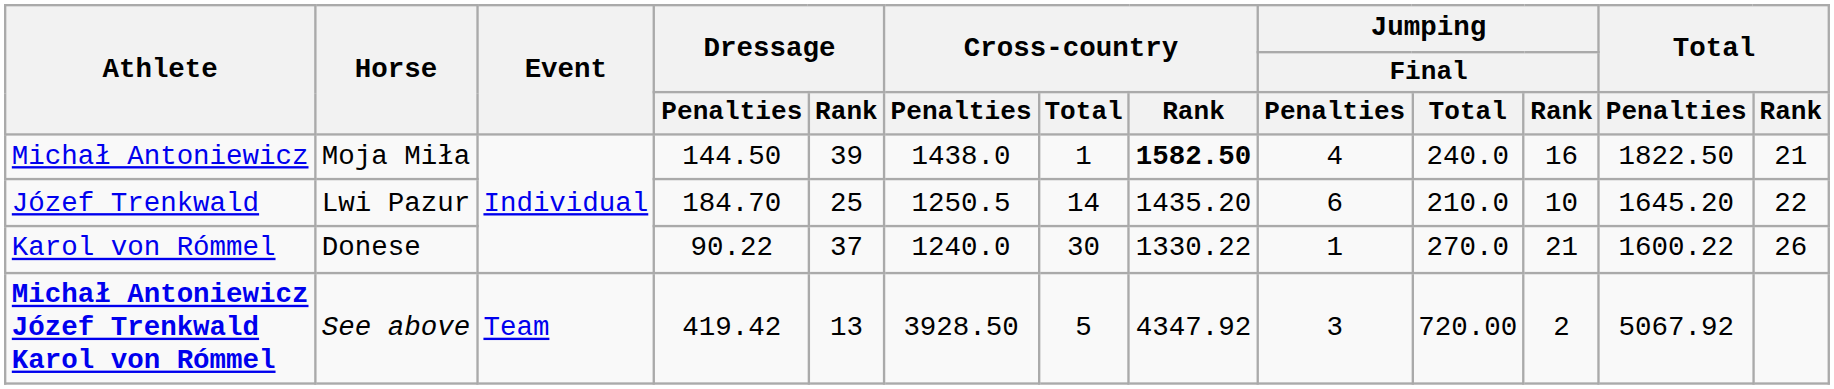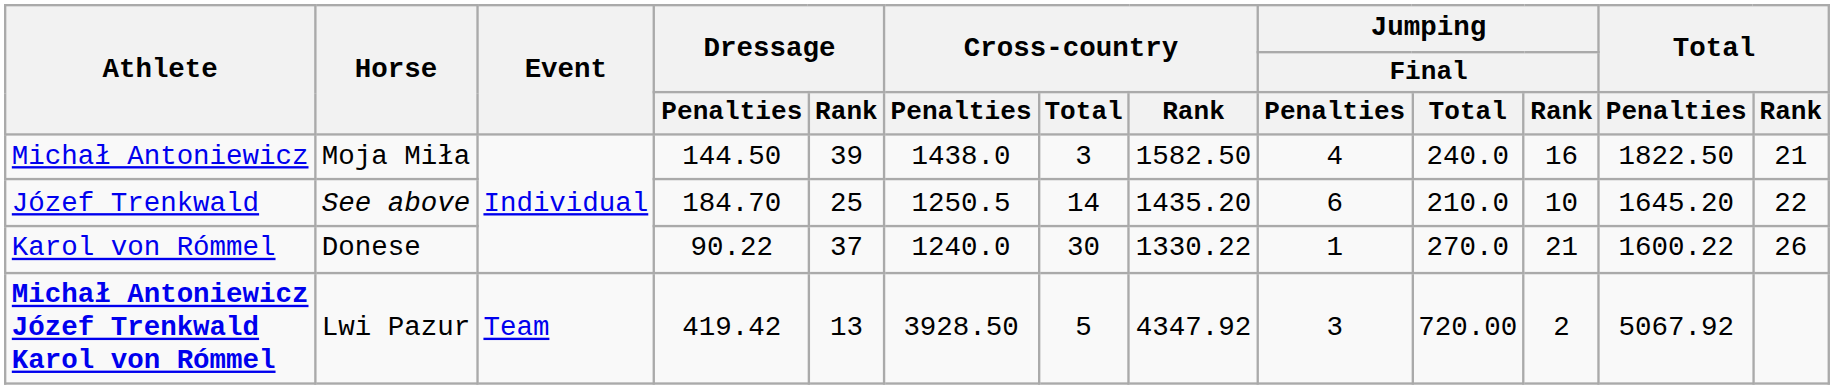(1084, 156) 1 -> (1084, 156) 3
(1193, 156) bold -> (1193, 156) normal
(396, 202) Lwi Pazur -> (396, 202) See above
(396, 328) See above -> (396, 328) Lwi Pazur
